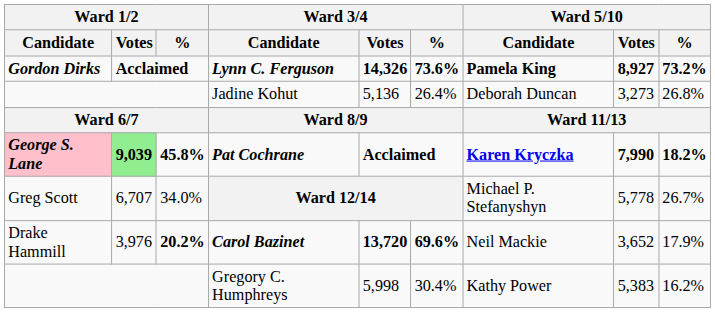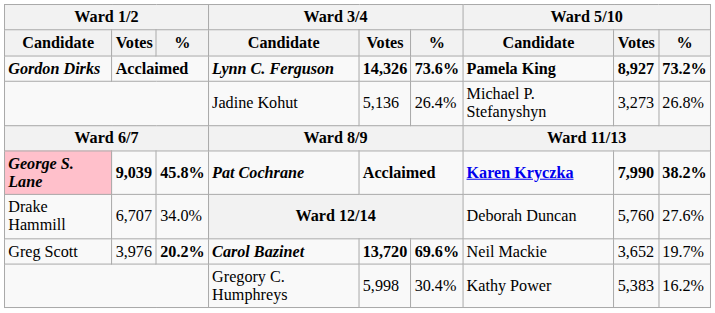(522, 94) Deborah Duncan -> (506, 103) Michael P. Stefanyshyn
(134, 154) lightgreen background -> (134, 172) no background
(685, 154) 18.2% -> (685, 172) 38.2%
(43, 198) Greg Scott -> (37, 216) Drake Hammill
(506, 198) Michael P. Stefanyshyn -> (522, 216) Deborah Duncan
(636, 198) 5,778 -> (636, 216) 5,760
(683, 198) 26.7% -> (683, 216) 27.6%
(37, 242) Drake Hammill -> (43, 251) Greg Scott
(683, 242) 17.9% -> (683, 251) 19.7%
